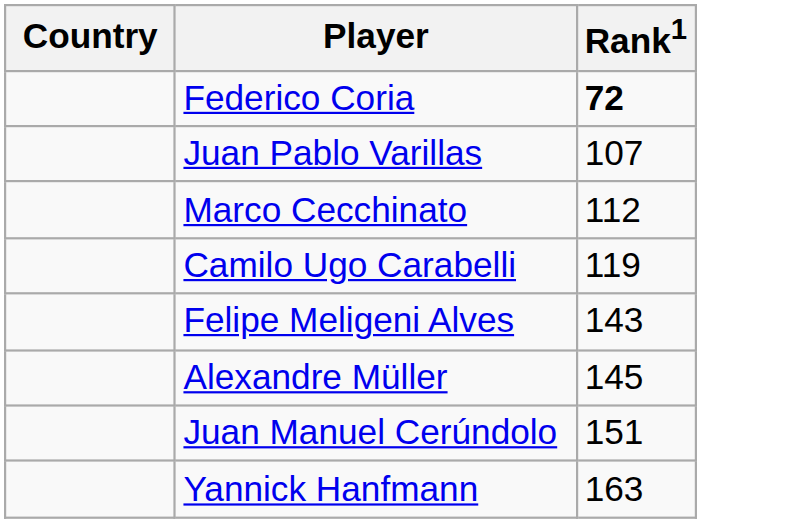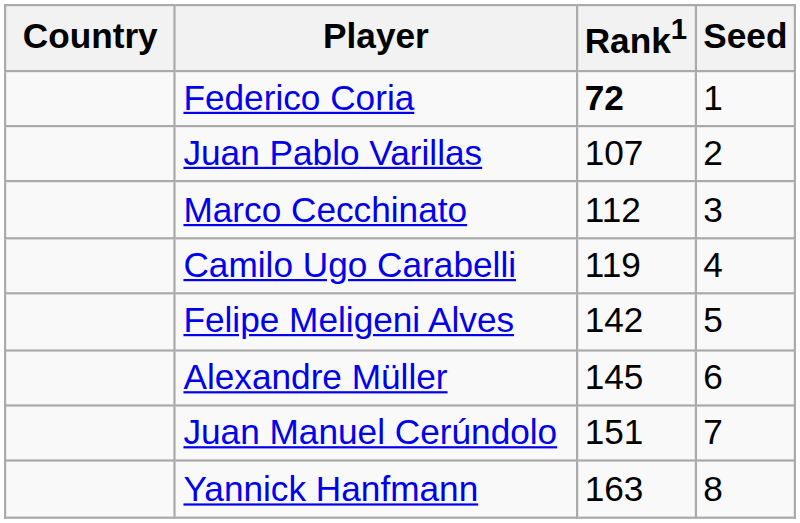+ column: (745, 37)
(614, 321) 143 -> (614, 321) 142
